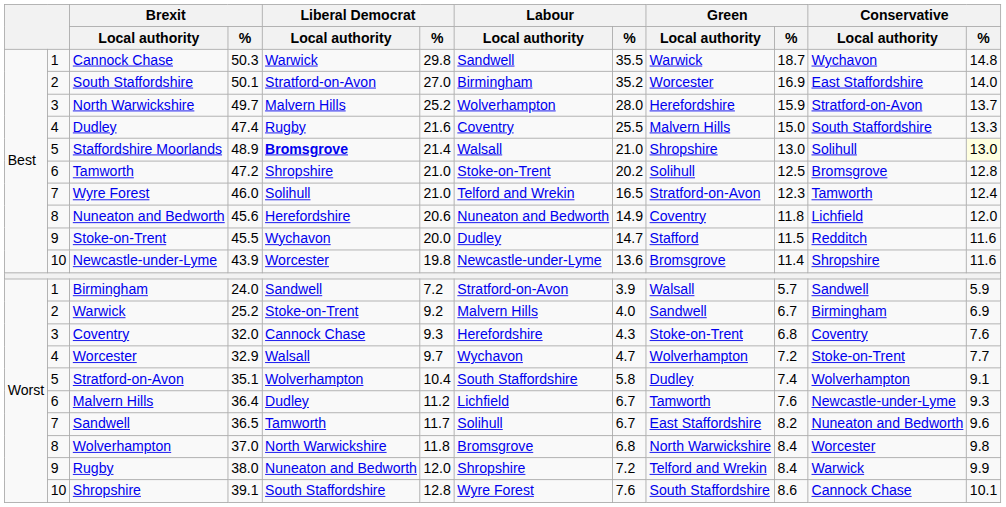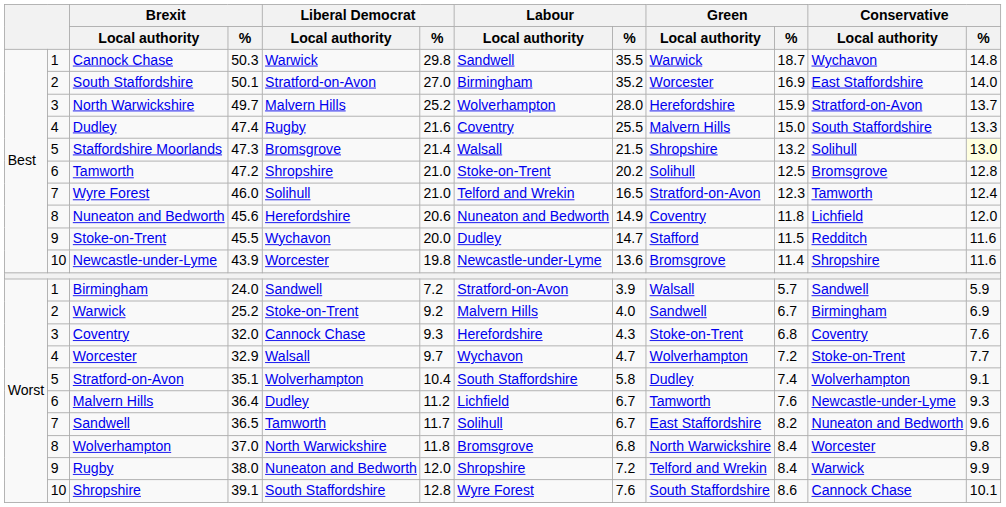(245, 149) 48.9 -> (245, 149) 47.3
(307, 149) bold -> (303, 149) normal
(629, 149) 21.0 -> (629, 149) 21.5
(791, 149) 13.0 -> (791, 149) 13.2
